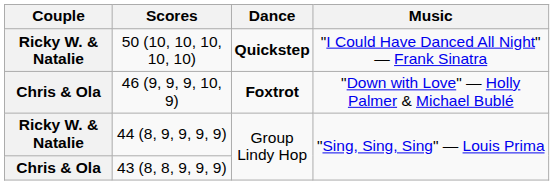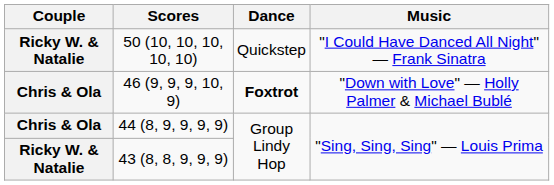(272, 50) bold -> (271, 50) normal
(59, 134) Ricky W. & Natalie -> (59, 125) Chris & Ola
(59, 167) Chris & Ola -> (59, 158) Ricky W. & Natalie
